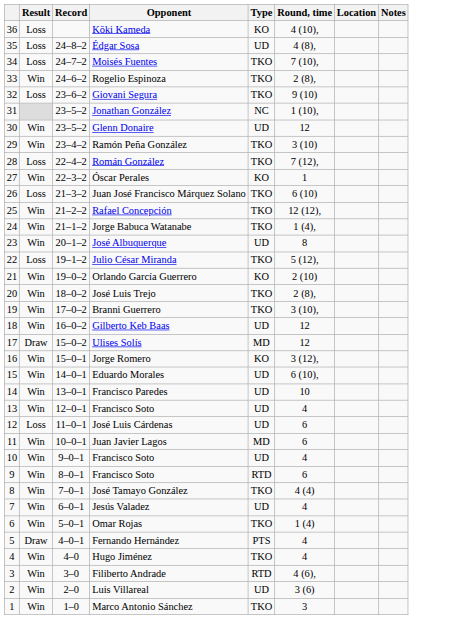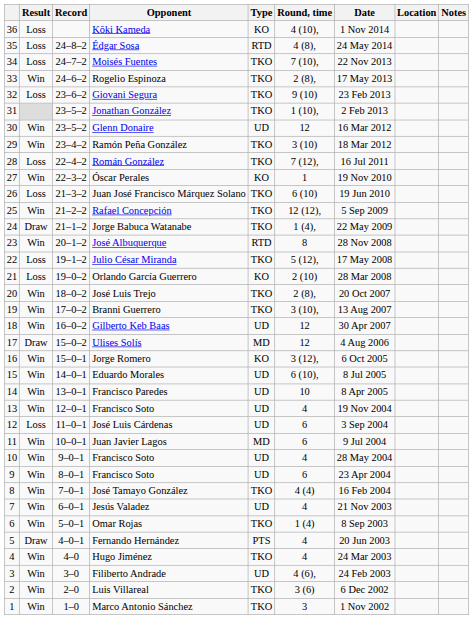+ column: (365, 12)
(261, 45) UD -> (261, 45) RTD
(261, 111) NC -> (261, 111) TKO
(36, 227) Win -> (36, 227) Draw
(261, 243) UD -> (261, 243) RTD
(36, 276) Win -> (36, 276) Loss
(261, 474) RTD -> (261, 474) UD
(261, 573) RTD -> (261, 573) UD
(261, 590) UD -> (261, 590) TKO
